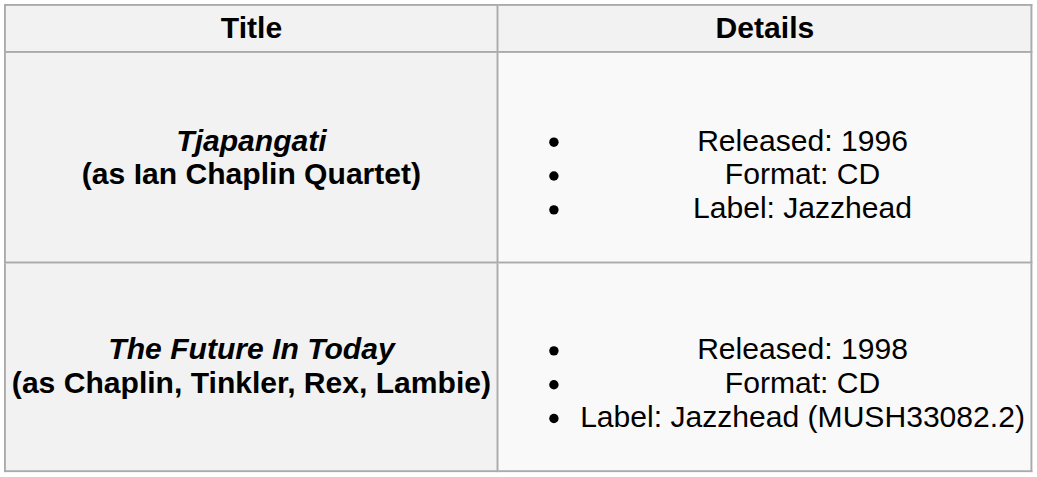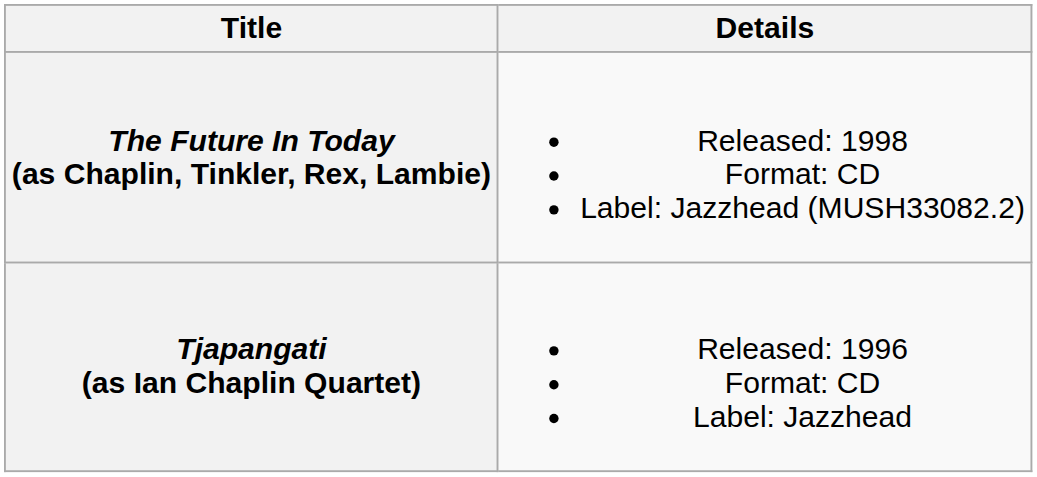rows swapped: (251, 156) <-> (251, 366)
